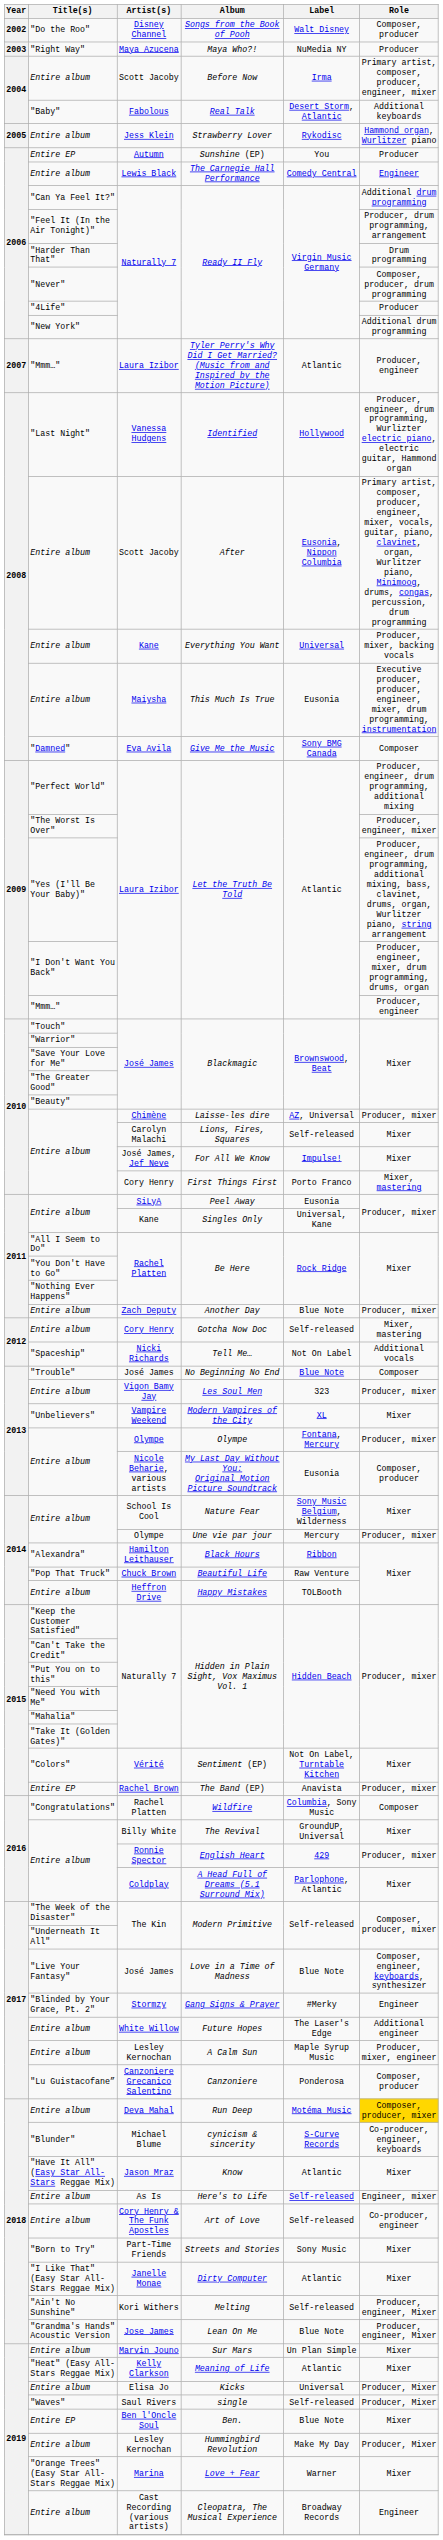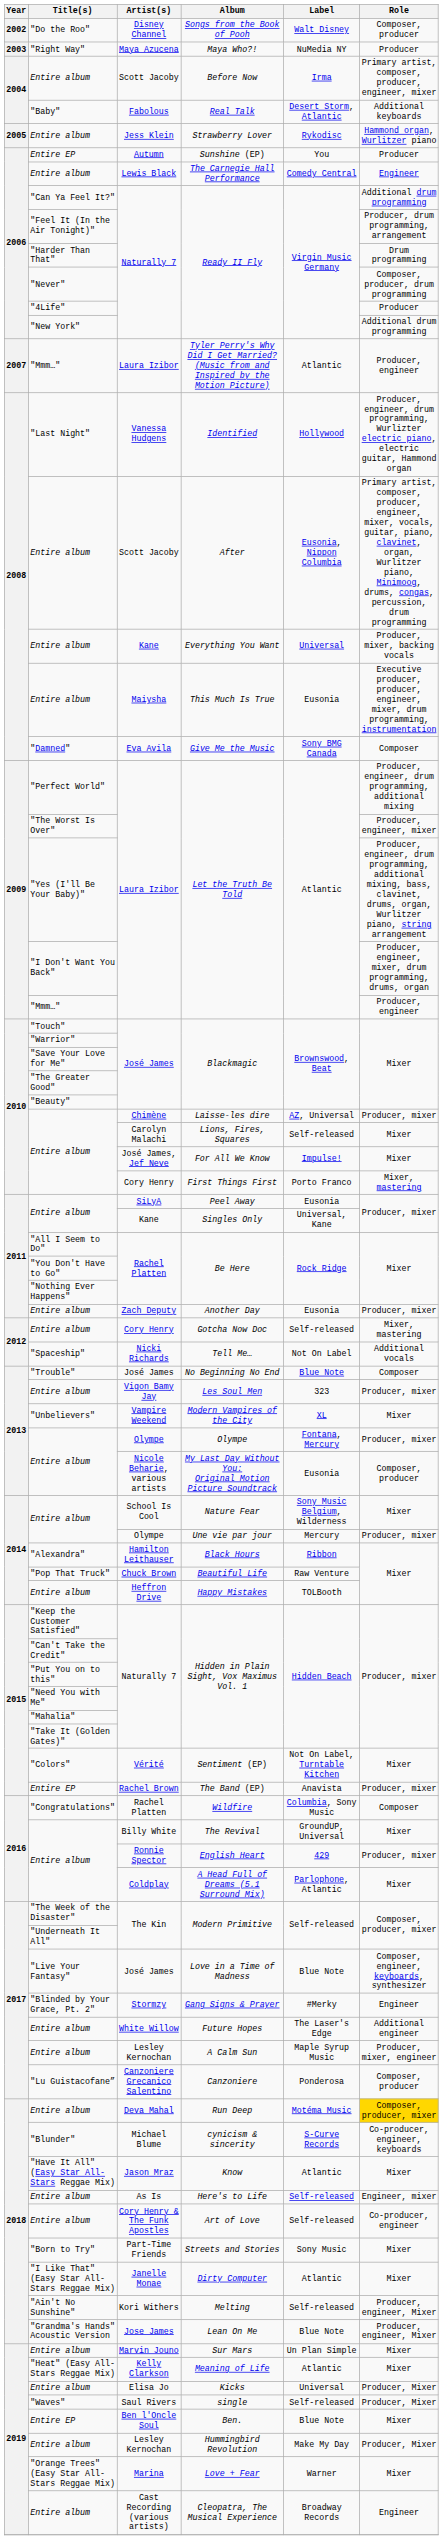(322, 1311) Blue Note -> (322, 1311) Eusonia
